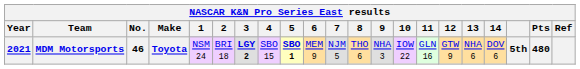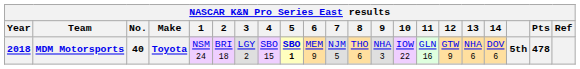(19, 50) 2021 -> (19, 50) 2018
(138, 50) 46 -> (138, 50) 40
(246, 50) bold -> (246, 49) normal
(541, 50) 480 -> (541, 50) 478
